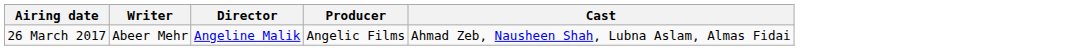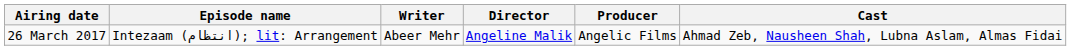+ column: (245, 15)
